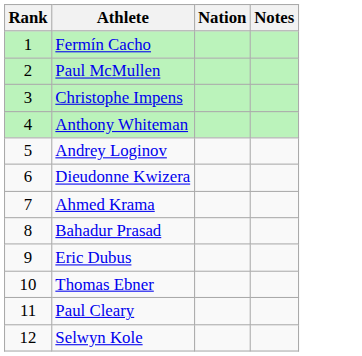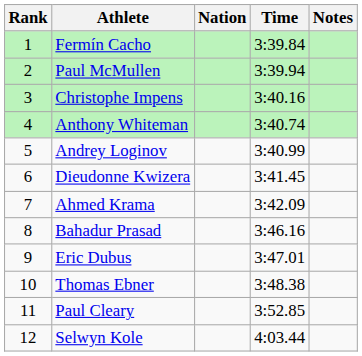+ column: (280, 17)
